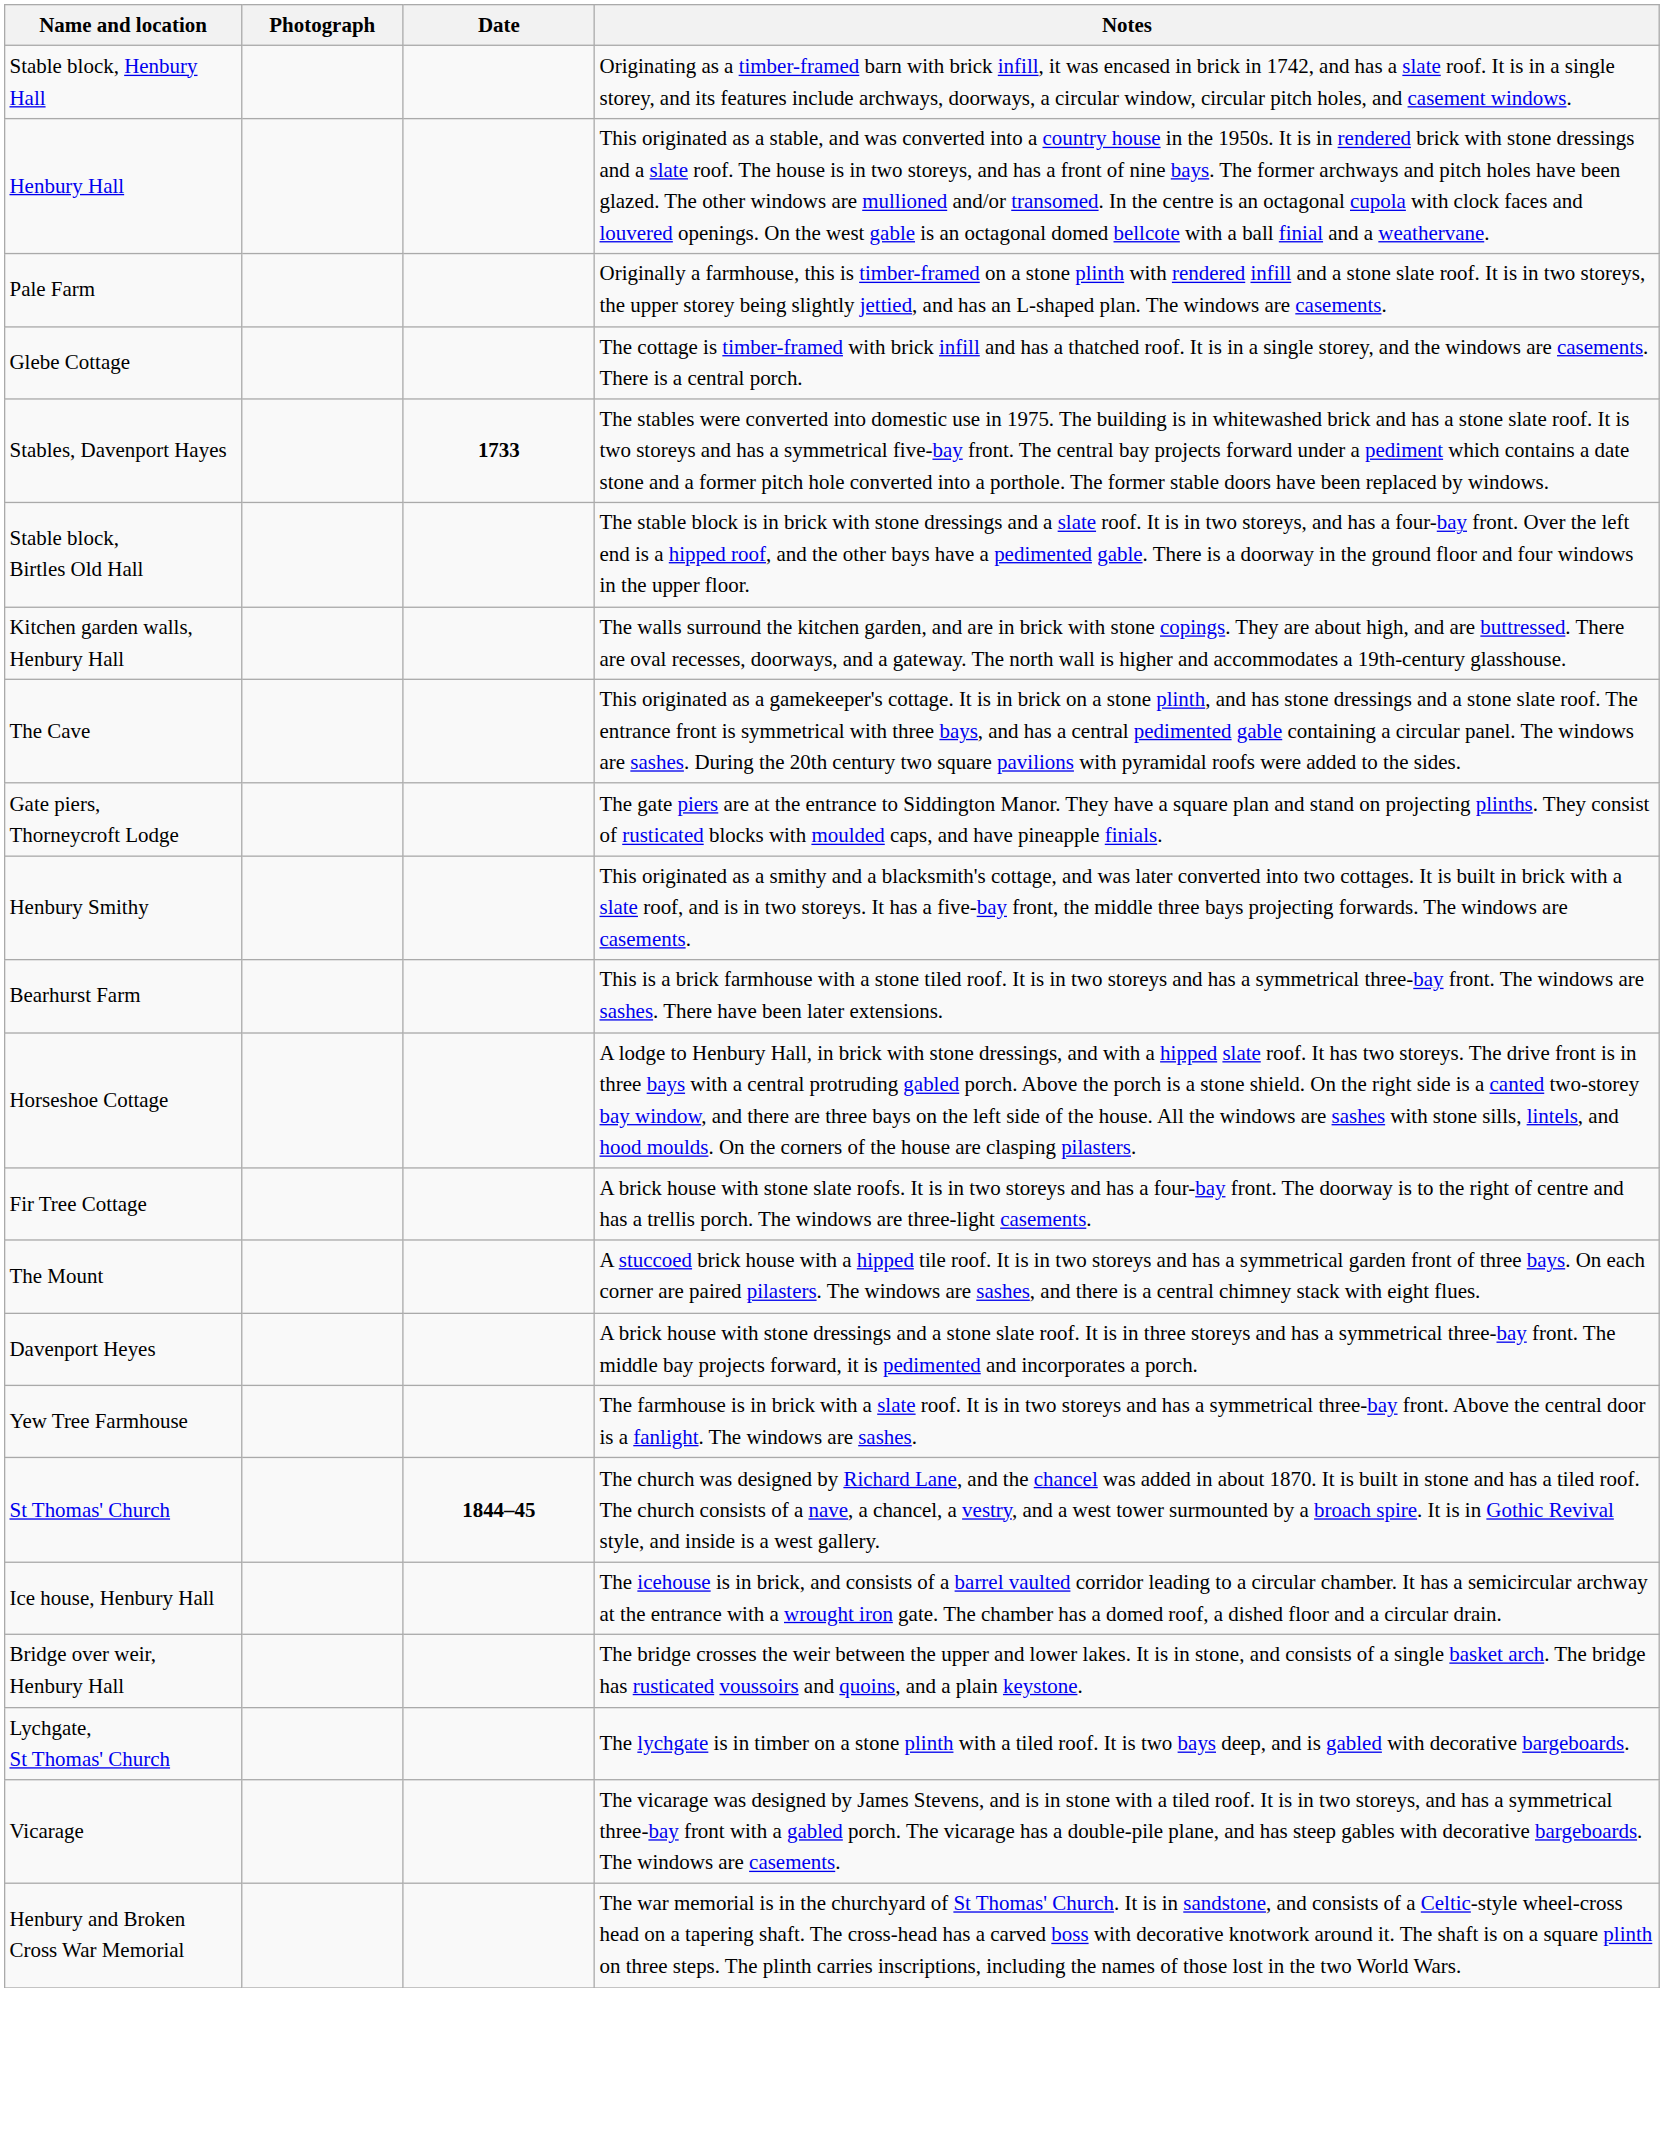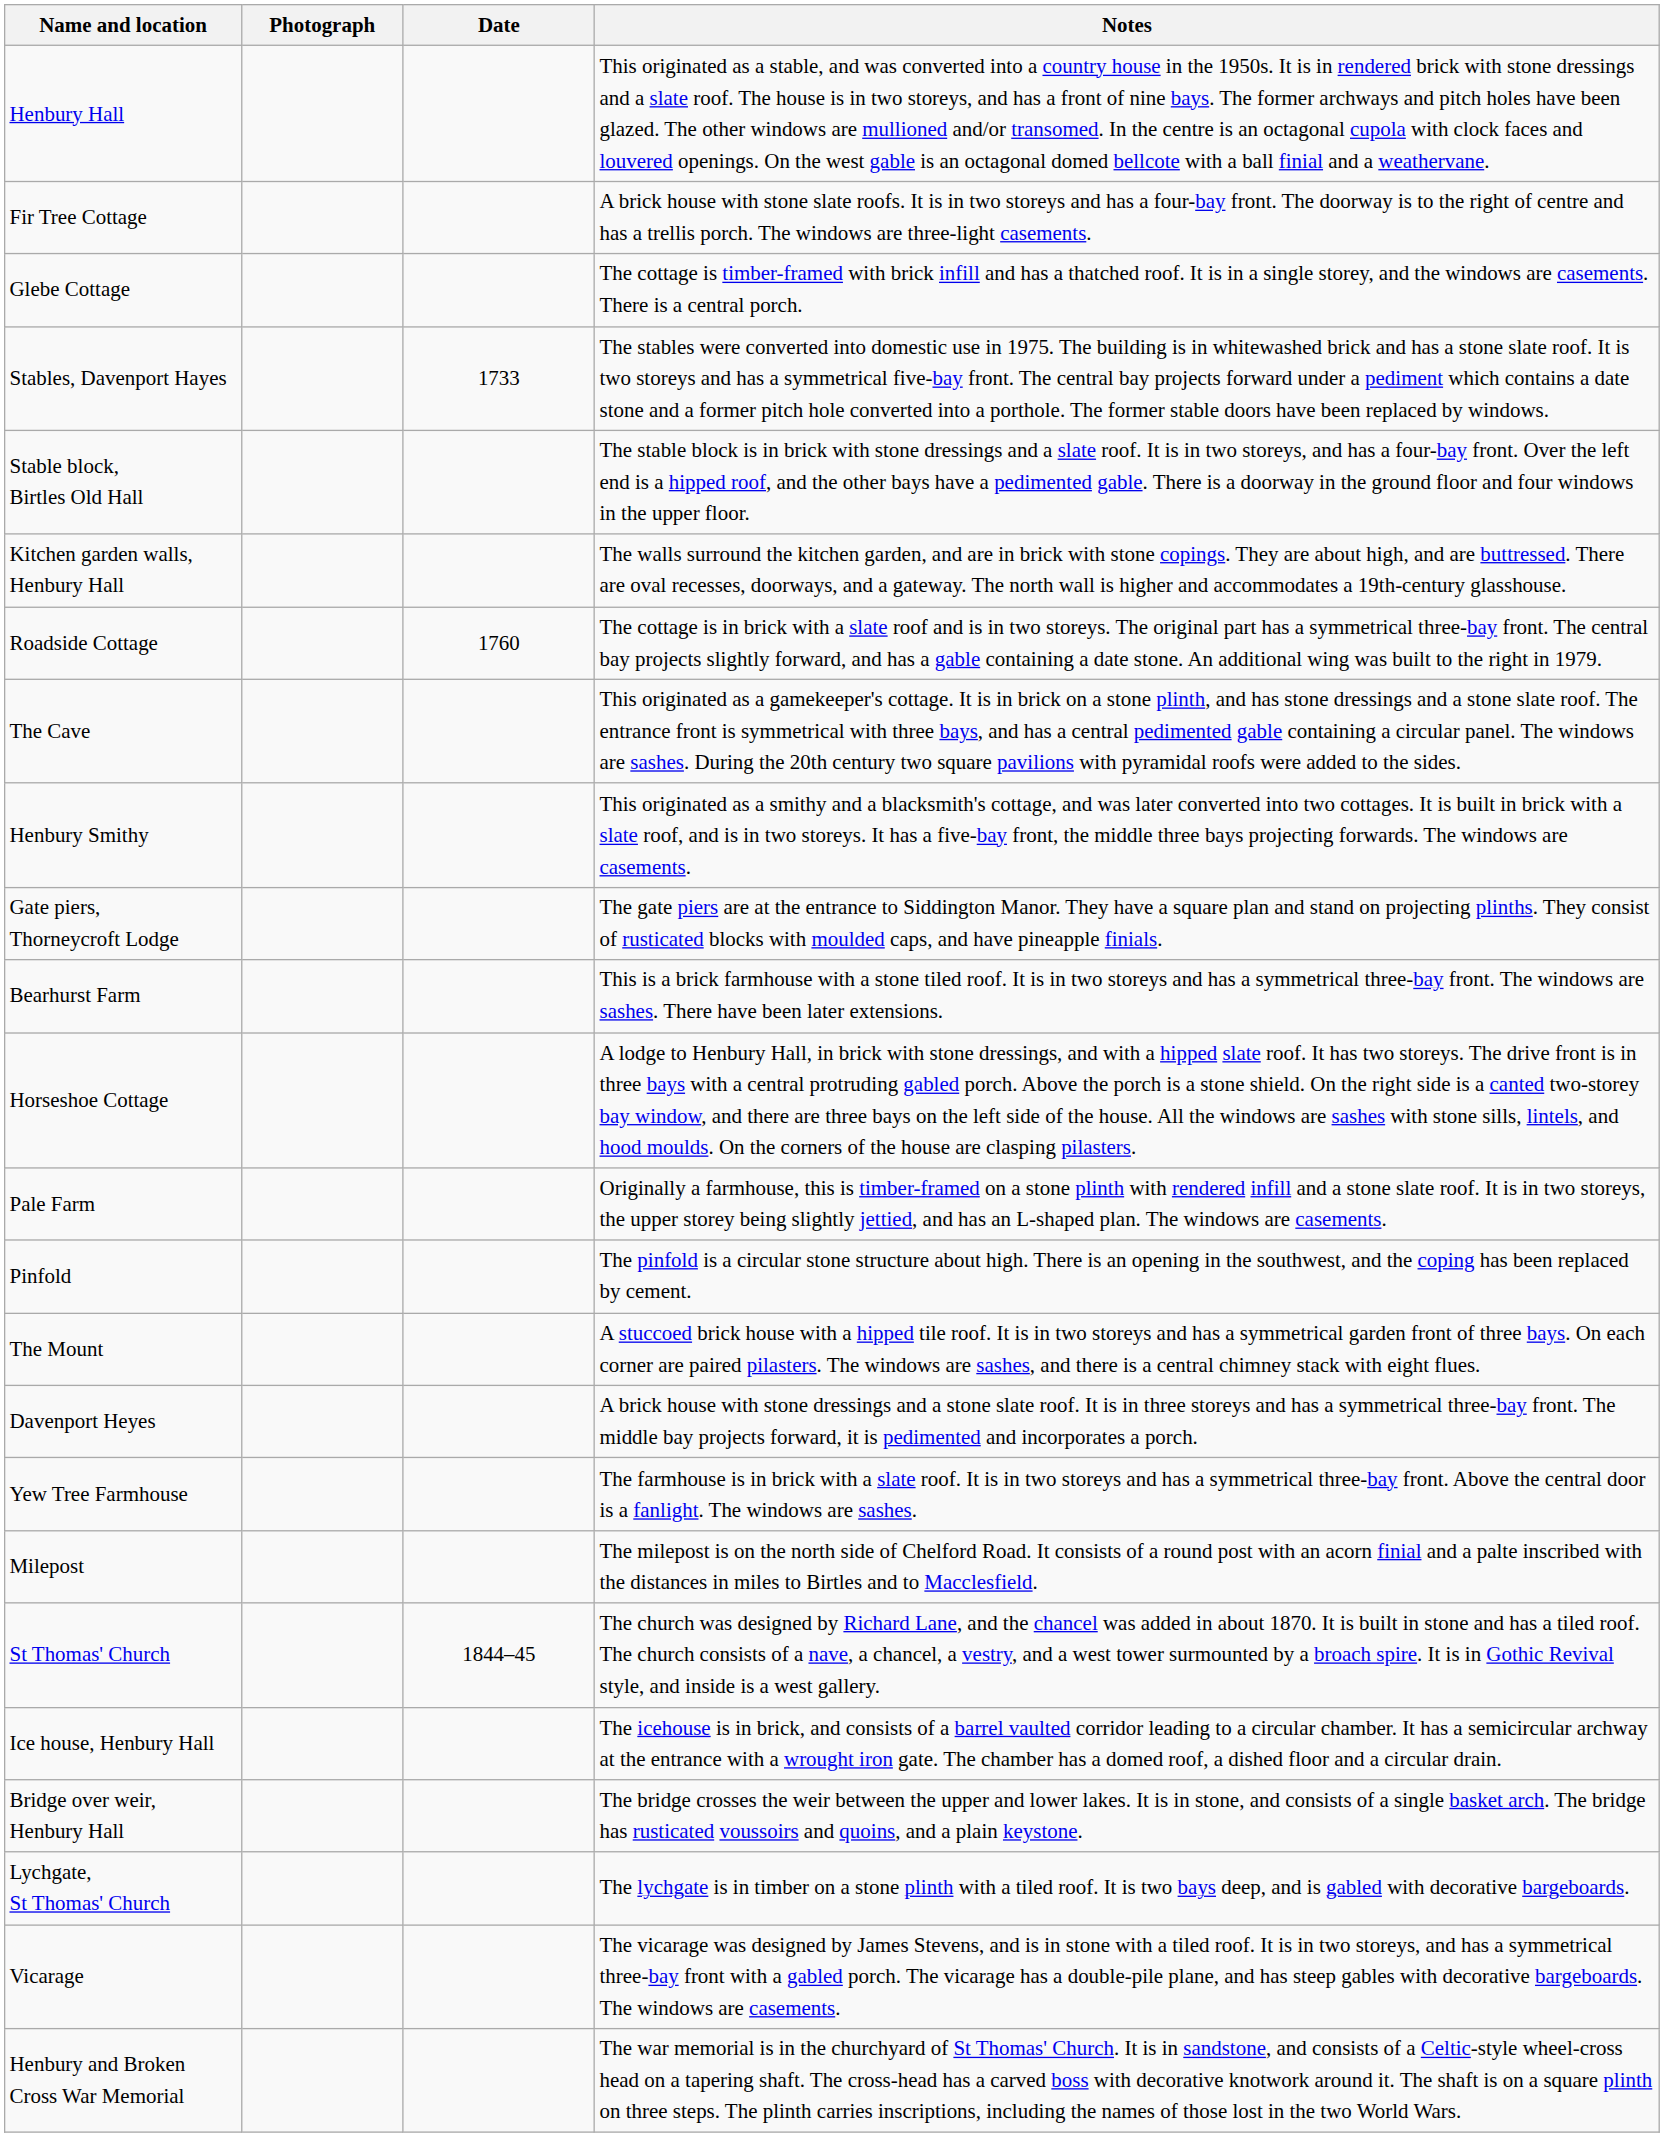- row: (103, 81)
rows swapped: (52, 289) <-> (78, 1203)
(499, 450) bold -> (499, 378) normal
+ row: (84, 642)
rows swapped: (94, 819) <-> (79, 907)
+ row: (40, 1276)
+ row: (47, 1566)
(499, 1509) bold -> (499, 1654) normal
